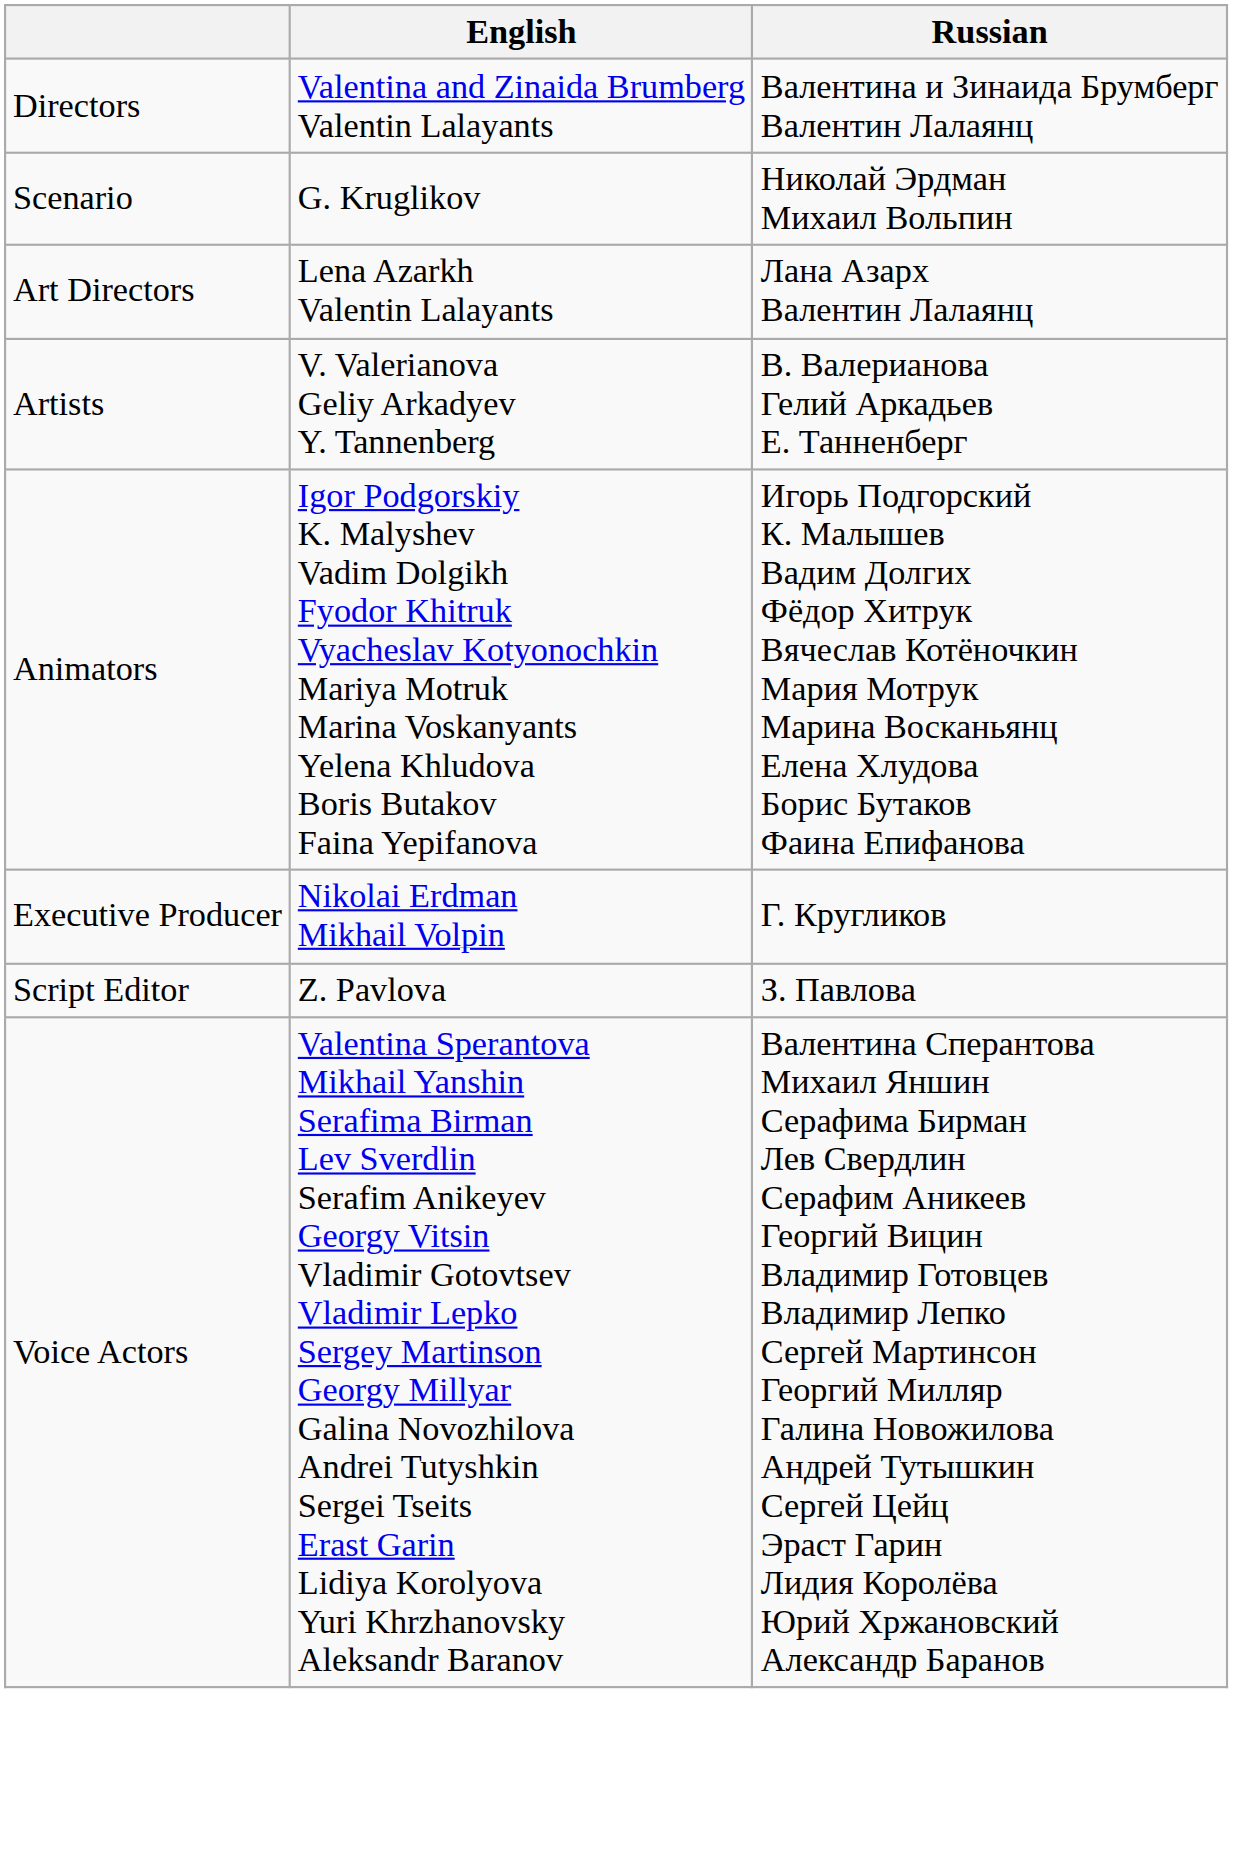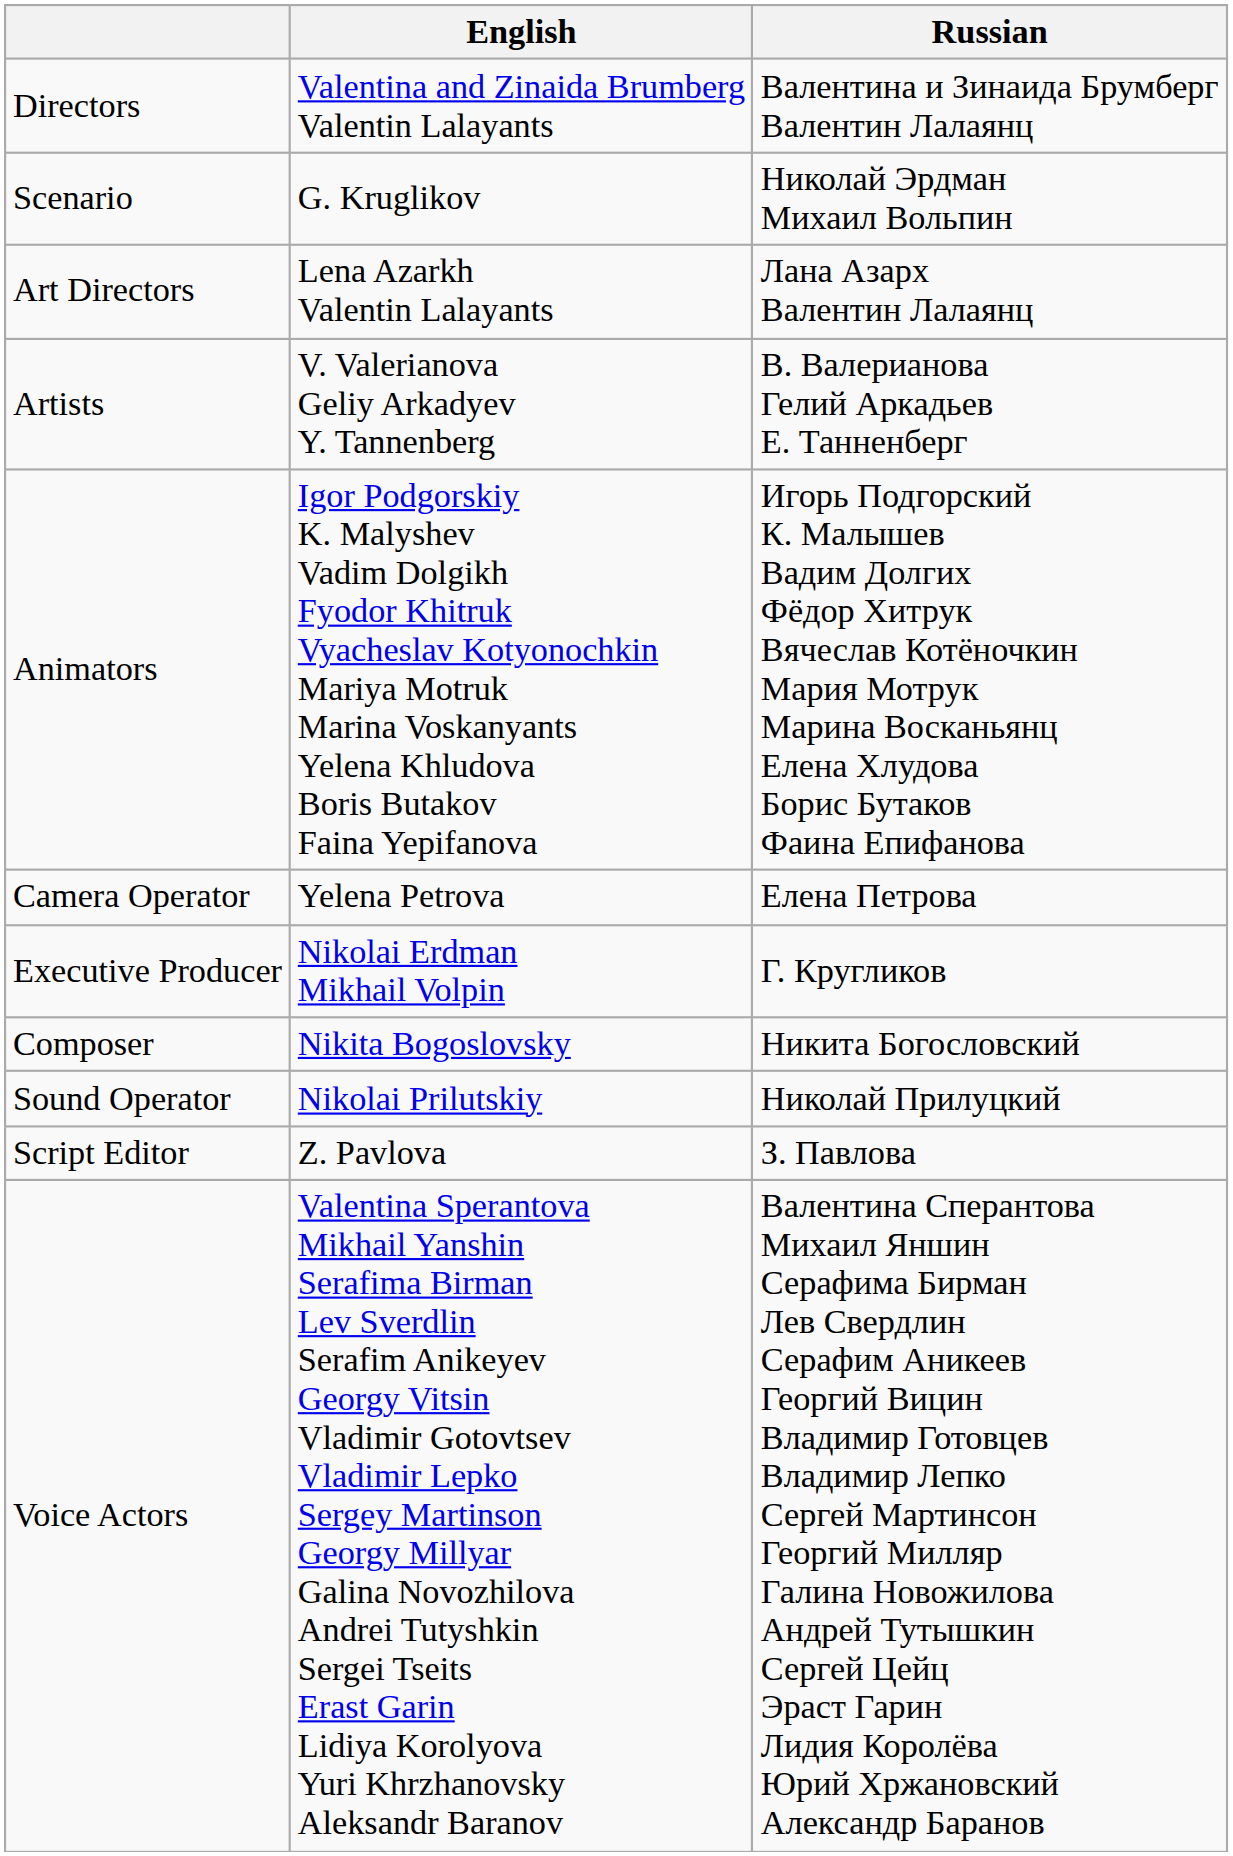+ row: (131, 896)
+ row: (83, 1043)
+ row: (122, 1098)
